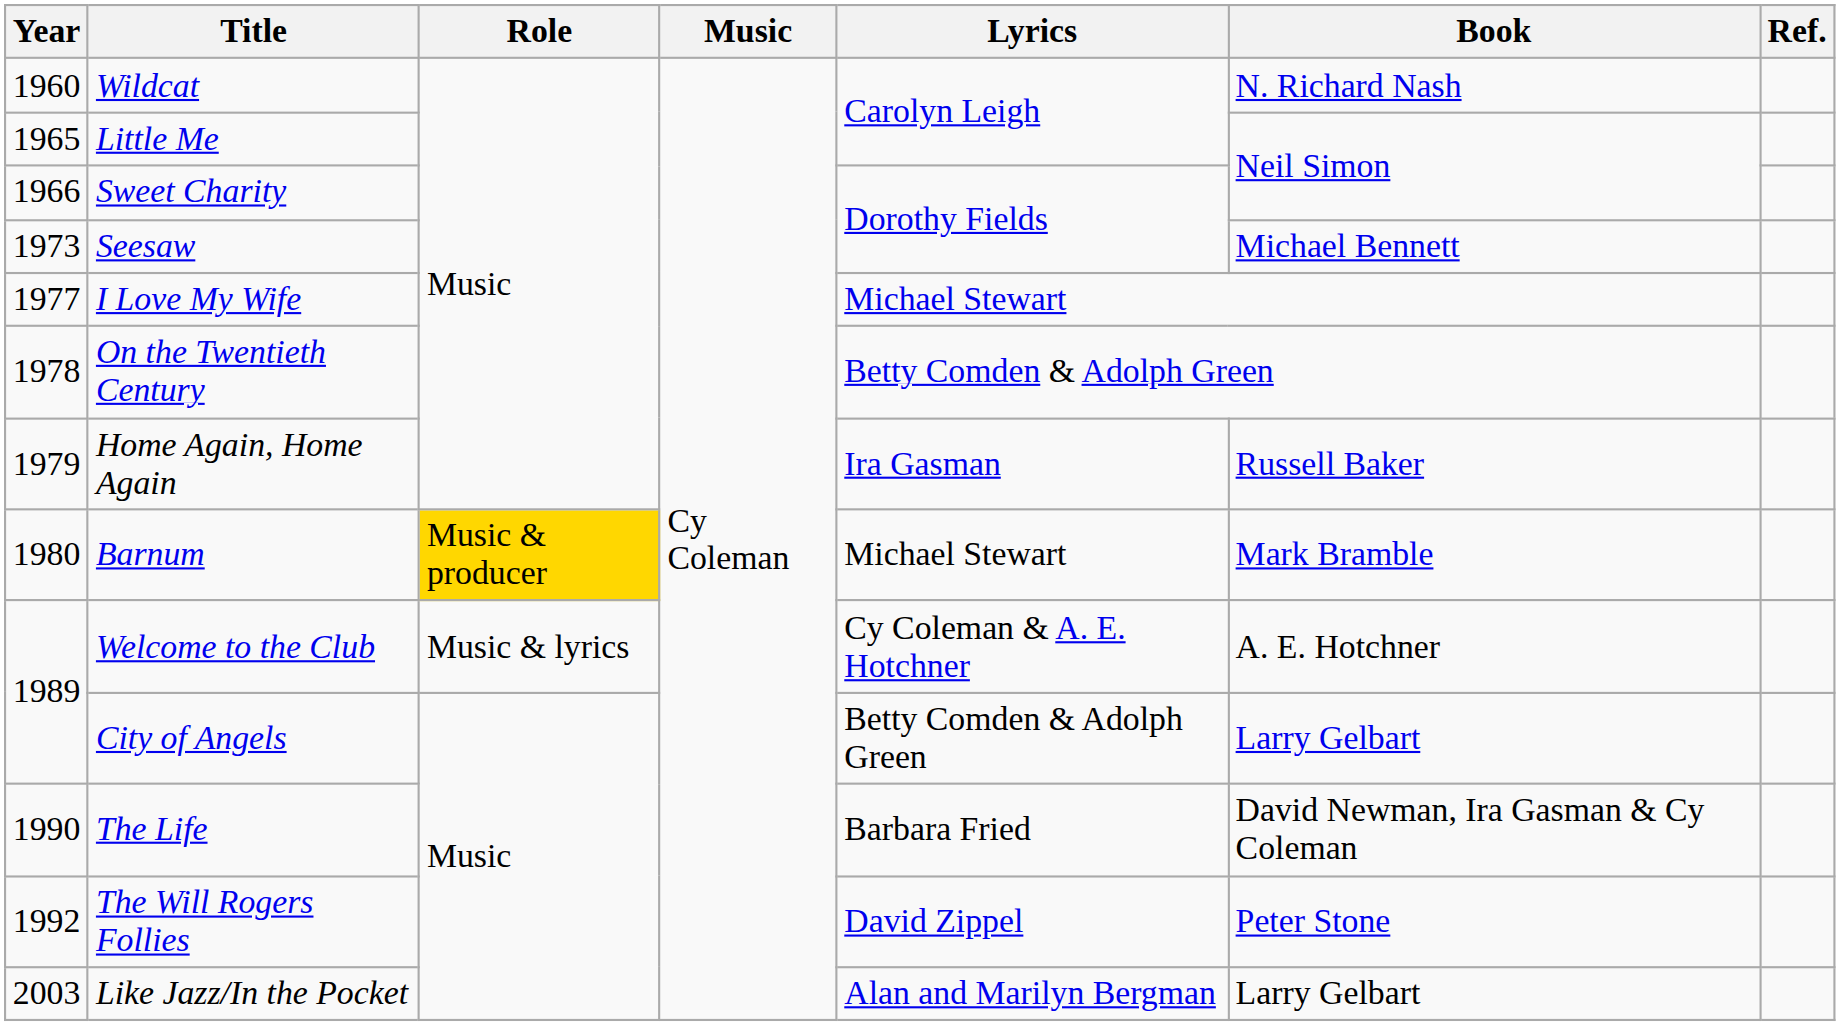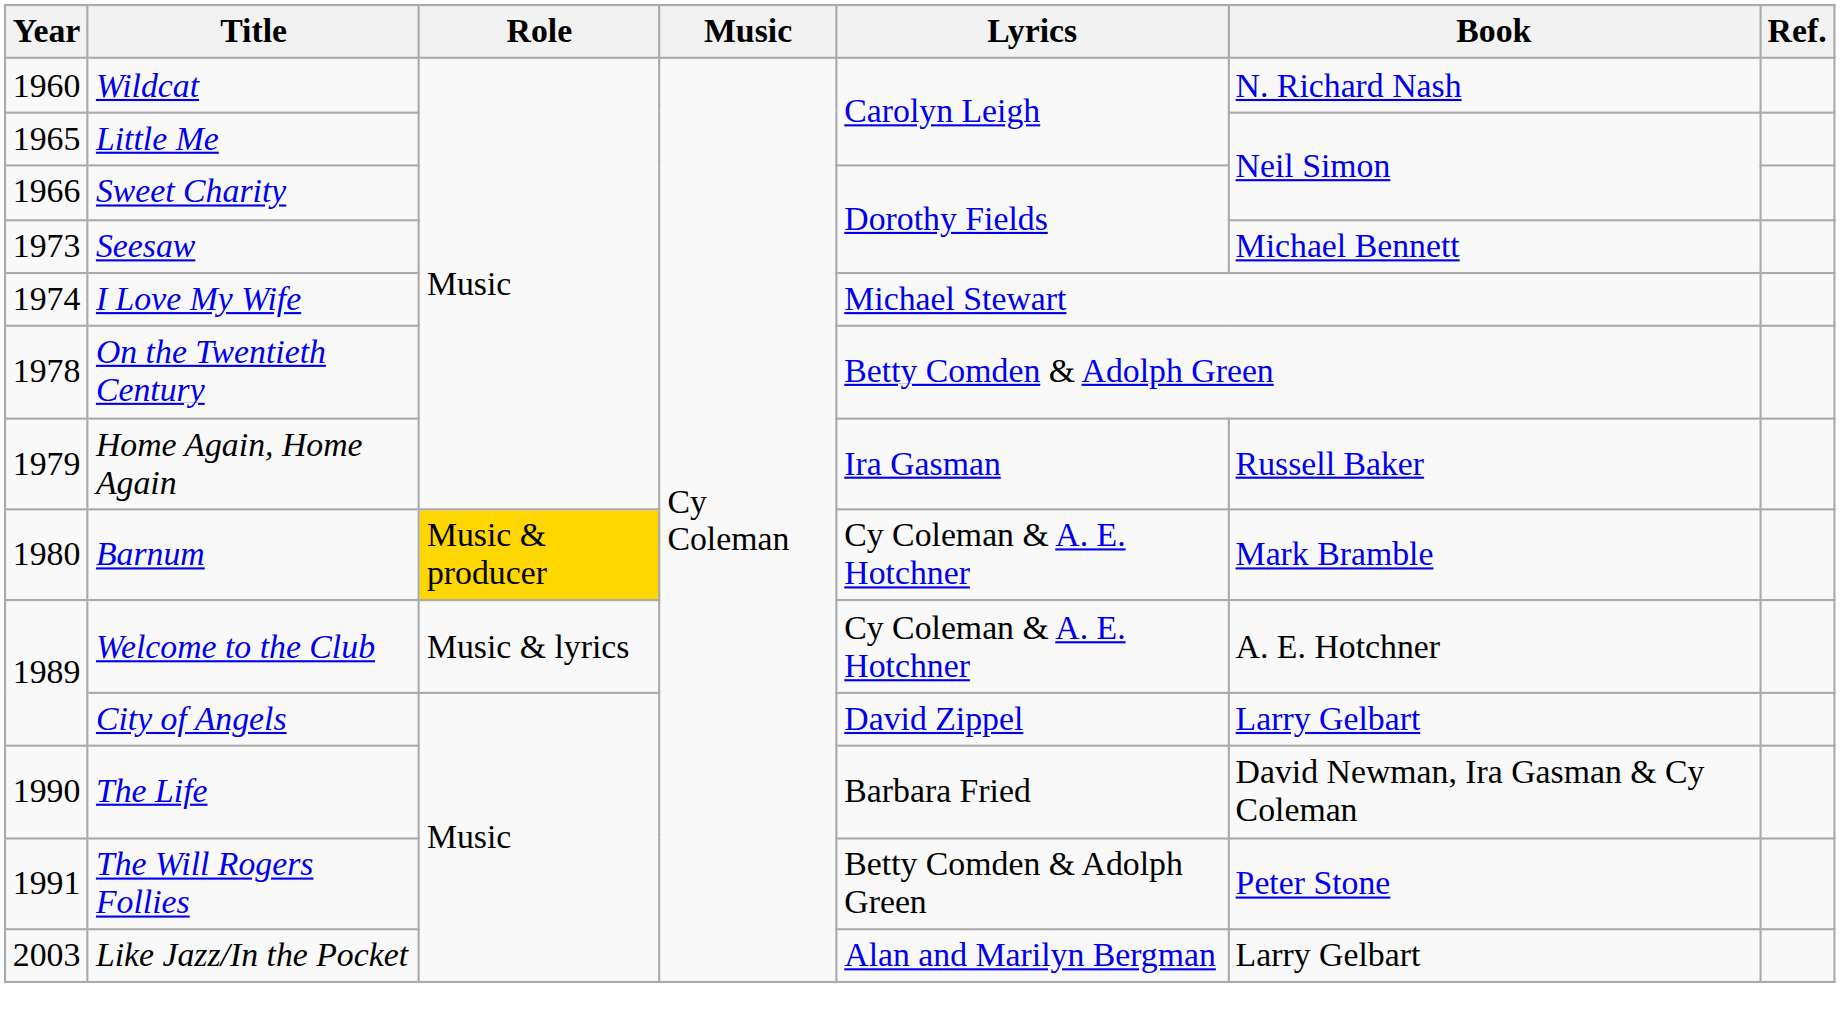(47, 298) 1977 -> (47, 298) 1974
(955, 554) Michael Stewart -> (985, 554) Cy Coleman & A. E. Hotchner
(1014, 737) Betty Comden & Adolph Green -> (934, 718) David Zippel
(47, 920) 1992 -> (47, 882) 1991
(934, 920) David Zippel -> (1014, 882) Betty Comden & Adolph Green
